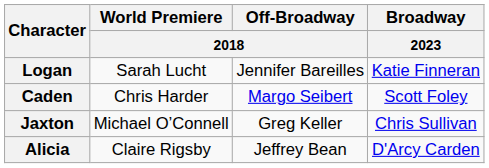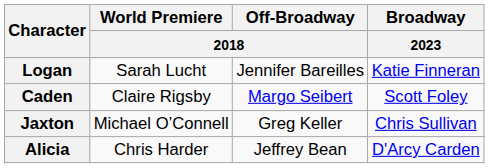(161, 96) Chris Harder -> (161, 96) Claire Rigsby
(161, 149) Claire Rigsby -> (161, 149) Chris Harder
